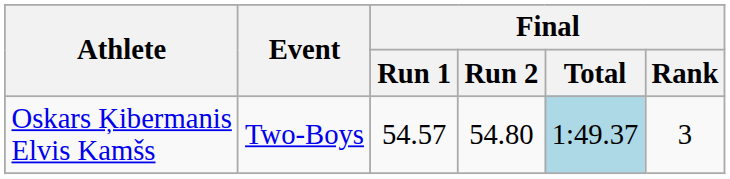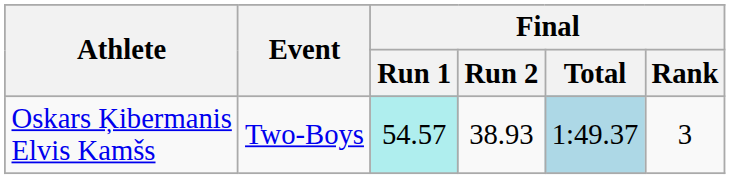(414, 134) no background -> (414, 134) paleturquoise background
(501, 134) 54.80 -> (501, 134) 38.93
